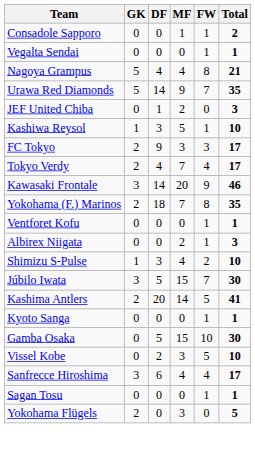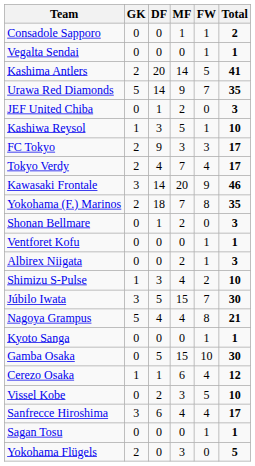rows swapped: (47, 299) <-> (49, 71)
+ row: (49, 223)
+ row: (41, 375)
